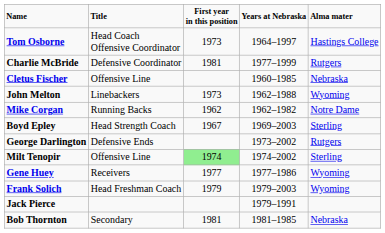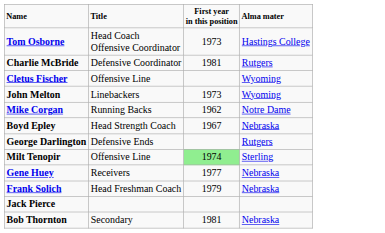- column: (274, 16)
(329, 78) Nebraska -> (261, 78) Wyoming
(326, 125) Sterling -> (261, 125) Nebraska
(330, 173) Wyoming -> (261, 173) Nebraska
(330, 188) Wyoming -> (261, 188) Nebraska
